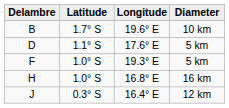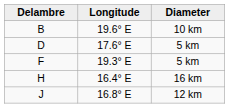- column: (87, 12)
(142, 78) 16.8° E -> (114, 78) 16.4° E
(142, 95) 16.4° E -> (114, 95) 16.8° E
